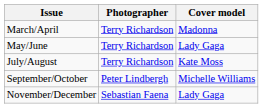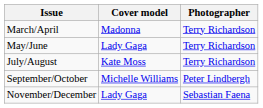columns swapped: (217, 12) <-> (137, 12)
